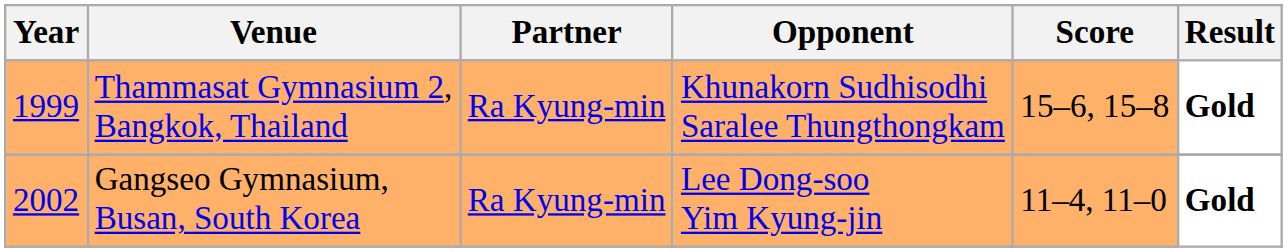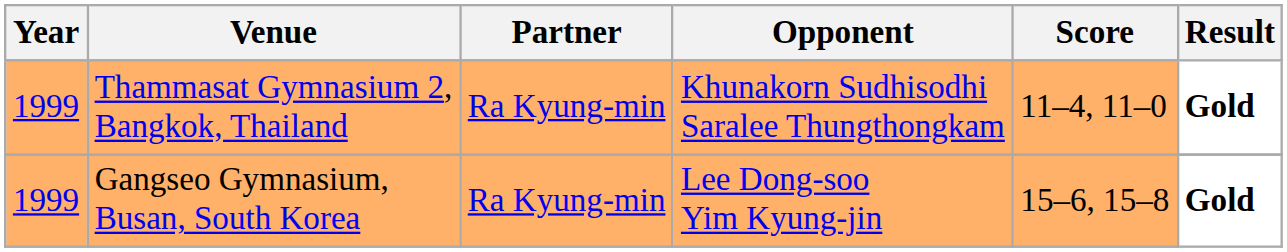(1095, 106) 15–6, 15–8 -> (1094, 106) 11–4, 11–0
(46, 200) 2002 -> (46, 200) 1999
(1094, 200) 11–4, 11–0 -> (1095, 200) 15–6, 15–8
